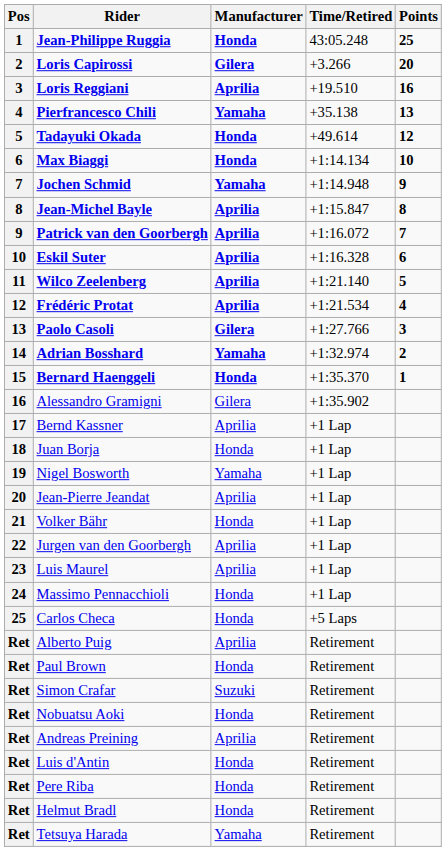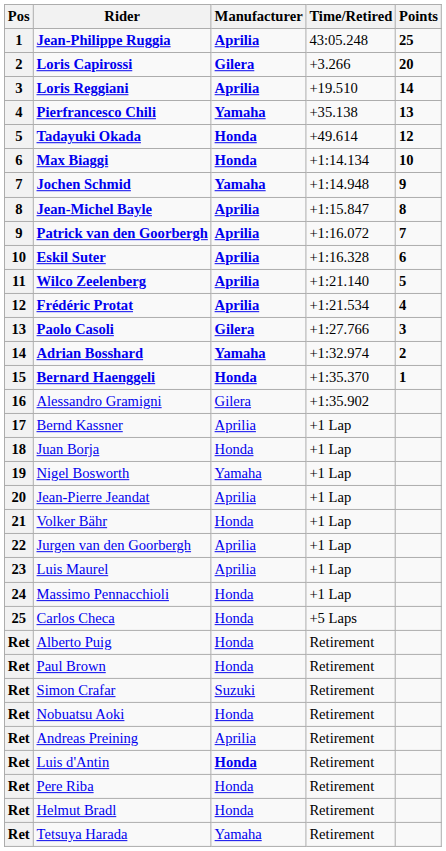(236, 40) Honda -> (237, 40) Aprilia
(406, 88) 16 -> (406, 88) 14
(235, 642) Aprilia -> (234, 642) Honda
(234, 762) normal -> (236, 762) bold
